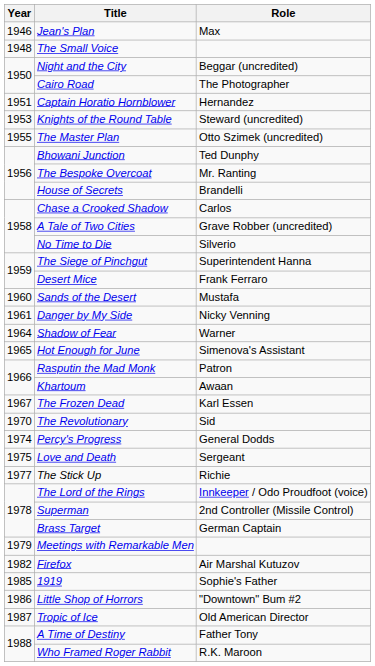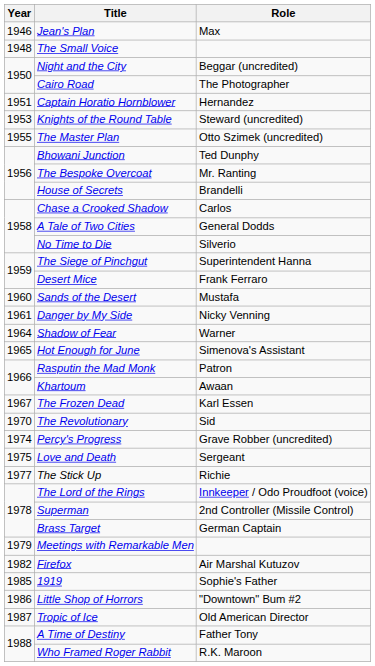(266, 226) Grave Robber (uncredited) -> (237, 226) General Dodds
(237, 439) General Dodds -> (266, 439) Grave Robber (uncredited)
